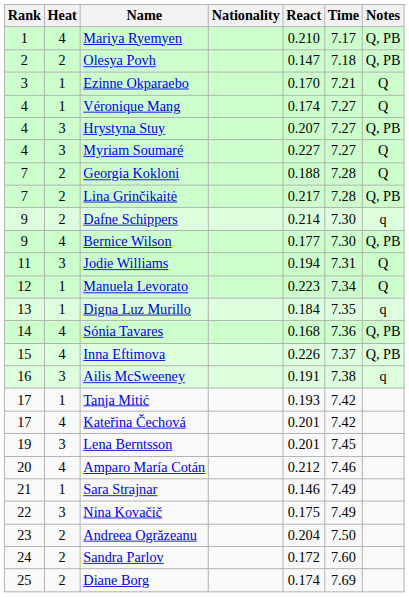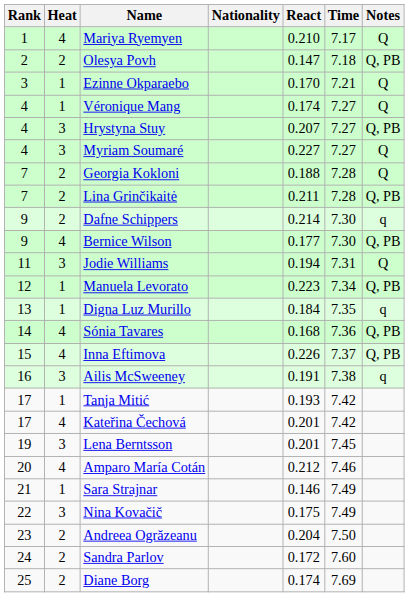(383, 38) Q, PB -> (383, 38) Q
(304, 196) 0.217 -> (304, 196) 0.211
(383, 286) Q -> (383, 286) Q, PB
